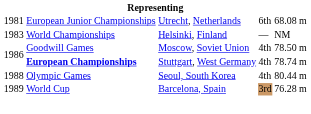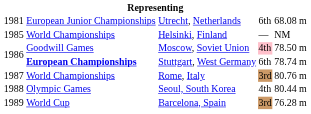(14, 34) 1983 -> (14, 34) 1985
(265, 48) no background -> (265, 48) pink background
(265, 62) 4th -> (265, 62) 6th
+ row: (182, 75)
